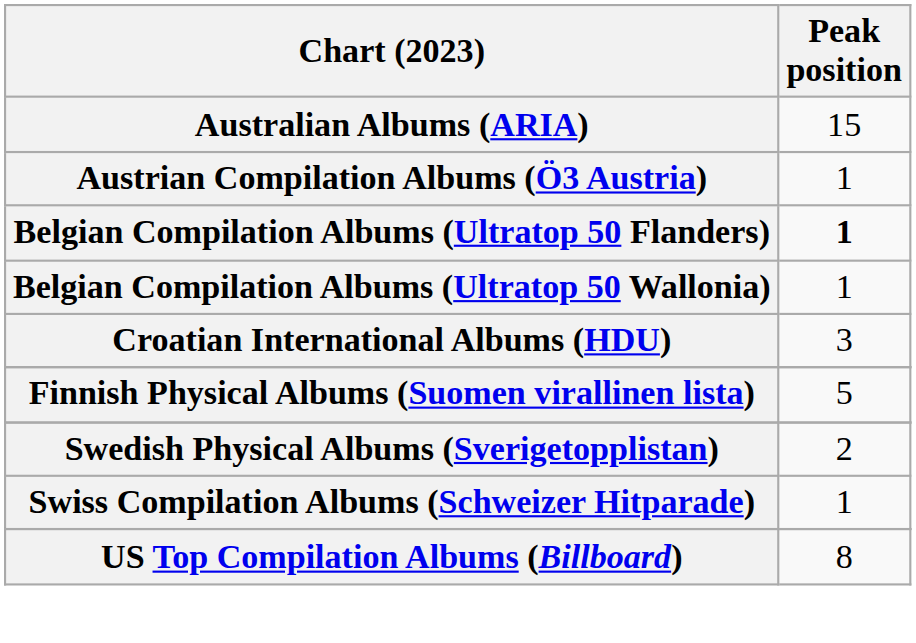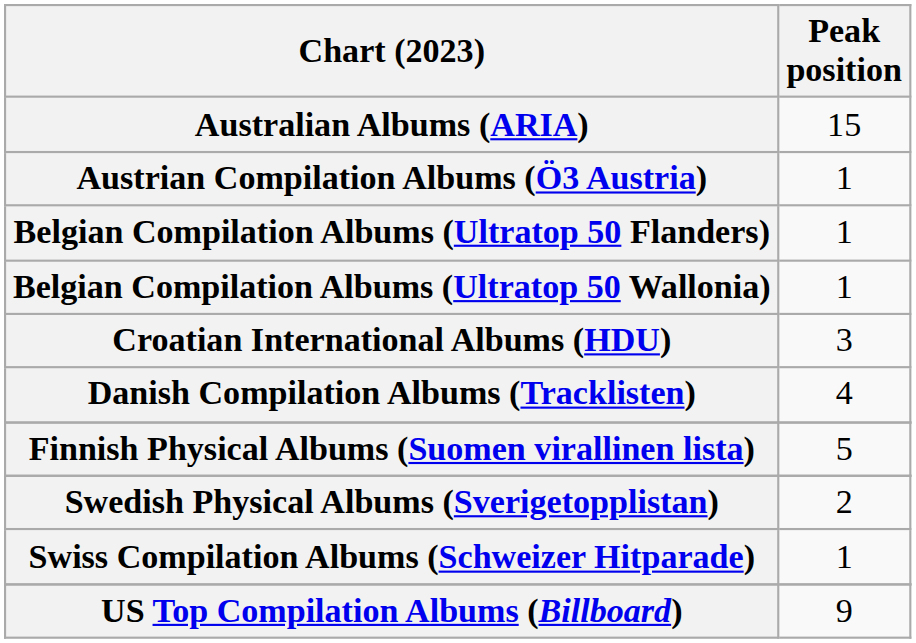(844, 232) bold -> (844, 232) normal
+ row: (392, 394)
(844, 556) 8 -> (844, 610) 9
